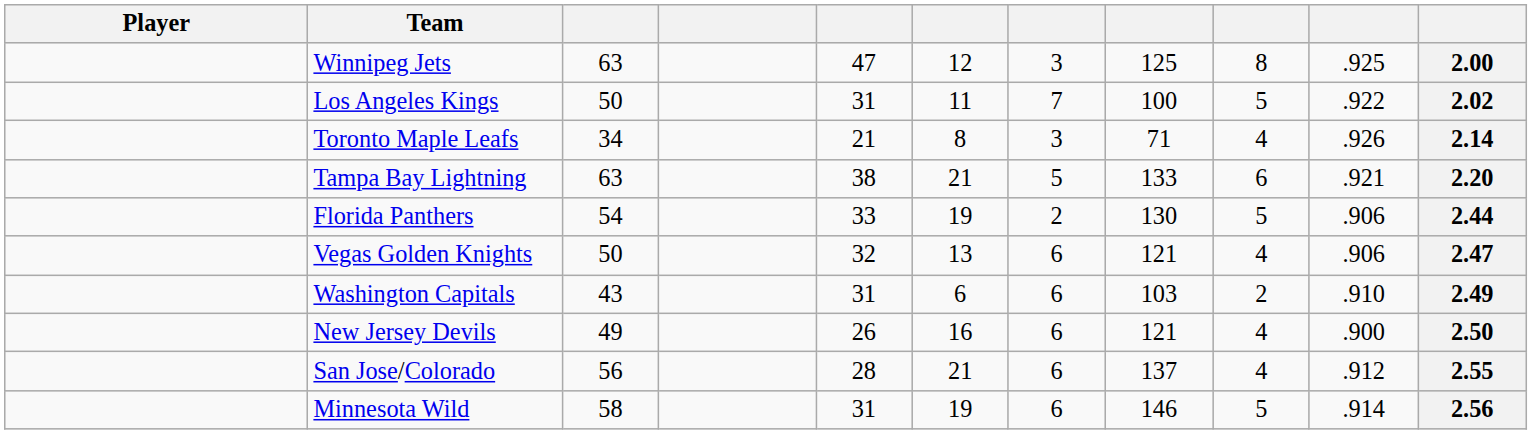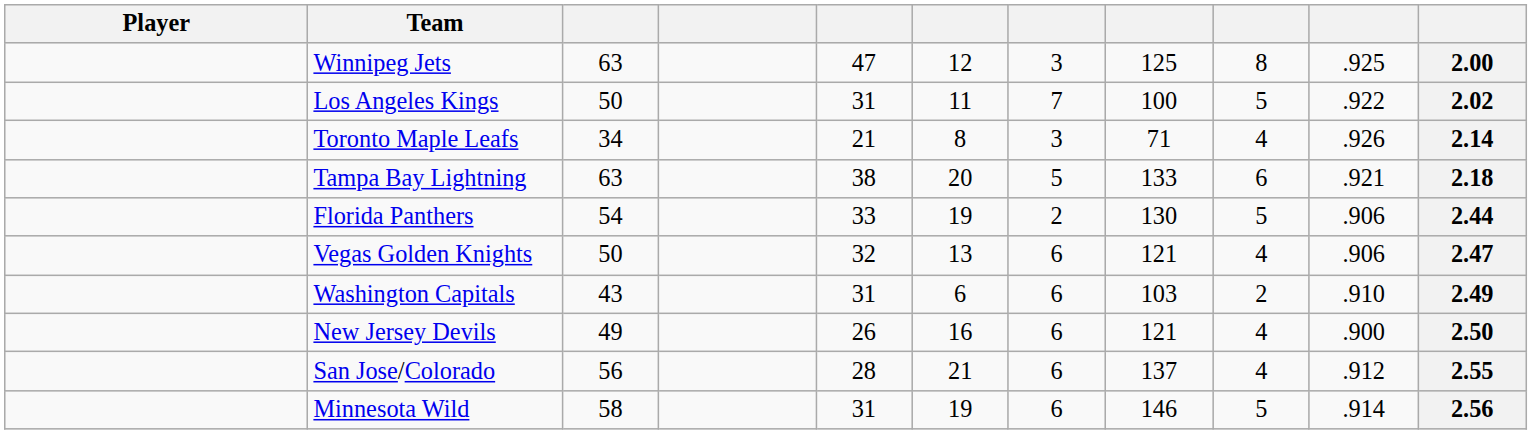(960, 178) 21 -> (960, 178) 20
(1472, 178) 2.20 -> (1472, 178) 2.18
